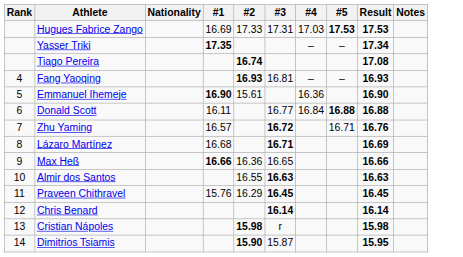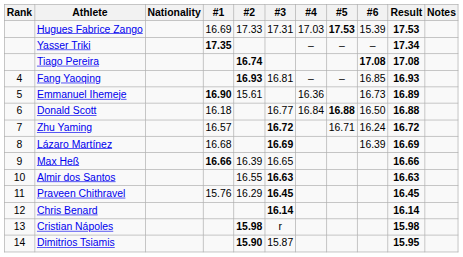+ column: (373, 12)
(376, 95) 16.90 -> (406, 95) 16.89
(219, 111) 16.11 -> (219, 111) 16.18
(376, 128) 16.76 -> (406, 128) 16.72
(280, 144) 16.71 -> (280, 144) 16.69
(249, 161) 16.36 -> (249, 161) 16.39
